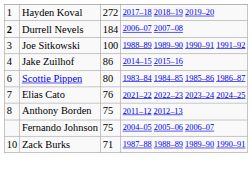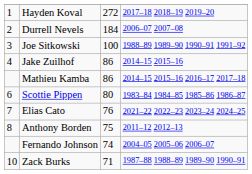(9, 29) bold -> (9, 29) normal
+ row: (56, 78)
(108, 128) 75 -> (108, 144) 74
